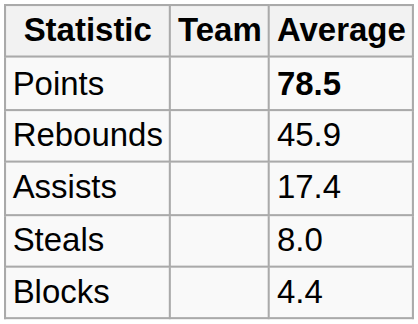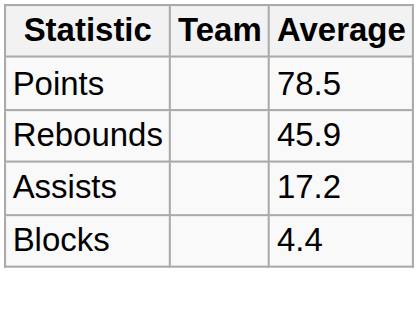(309, 82) bold -> (309, 82) normal
(309, 187) 17.4 -> (309, 187) 17.2
- row: (58, 239)
